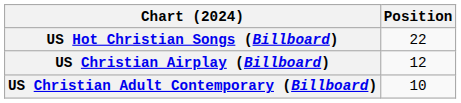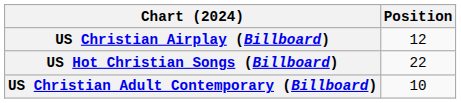rows swapped: (192, 40) <-> (192, 63)
